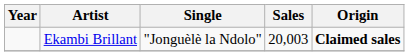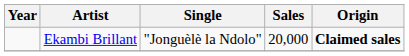(288, 39) 20,003 -> (288, 39) 20,000
